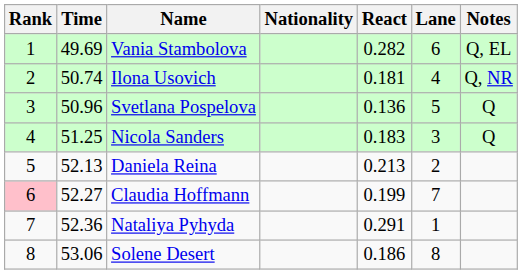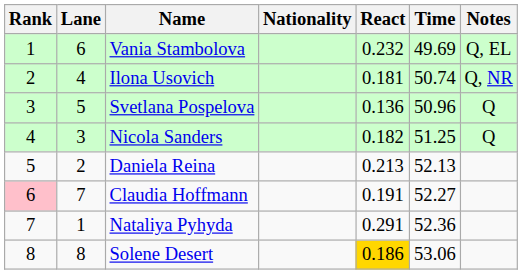columns swapped: (436, 19) <-> (82, 19)
(384, 48) 0.282 -> (383, 48) 0.232
(384, 136) 0.183 -> (383, 136) 0.182
(384, 195) 0.199 -> (383, 195) 0.191
(384, 254) no background -> (383, 254) gold background
